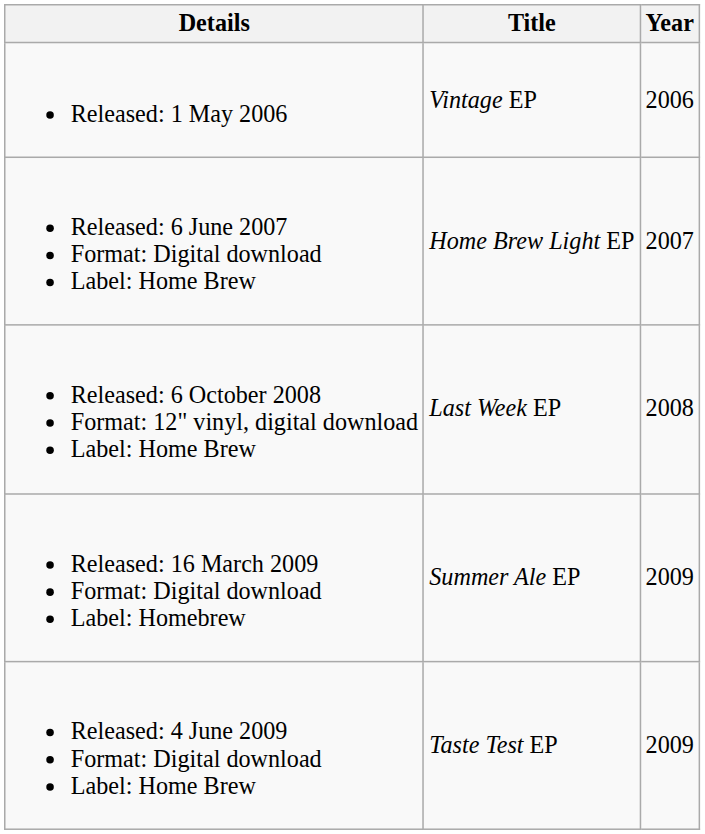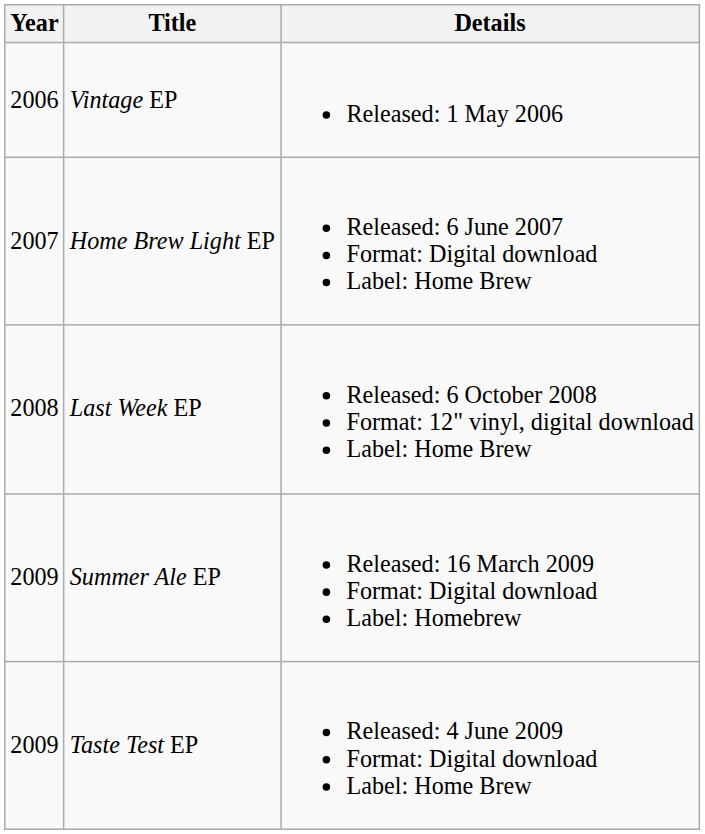columns swapped: (670, 23) <-> (214, 23)
